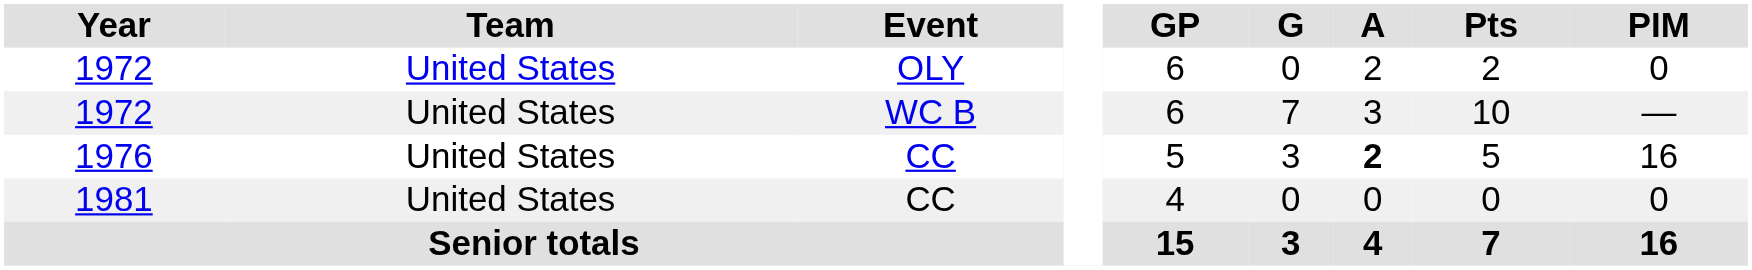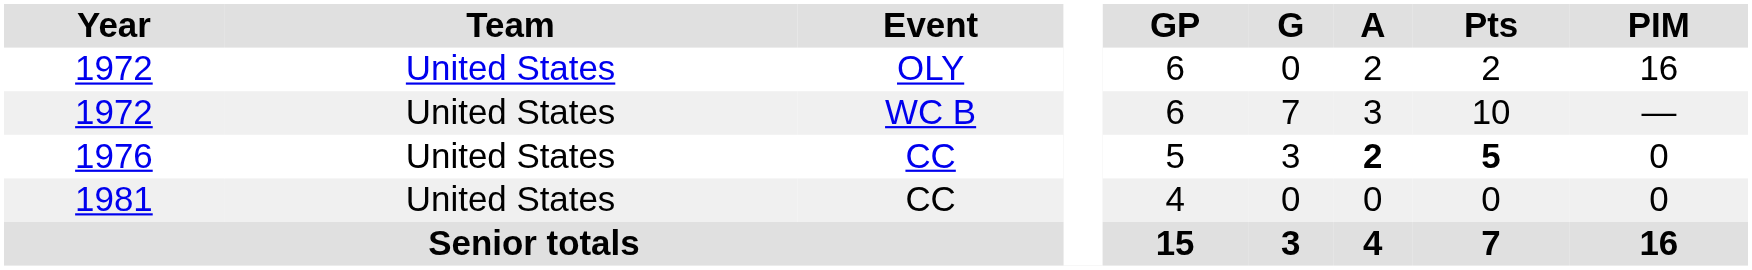(1659, 68) 0 -> (1659, 68) 16
(1491, 156) normal -> (1491, 156) bold
(1659, 156) 16 -> (1659, 156) 0
